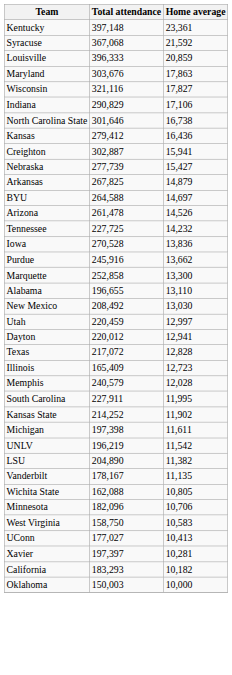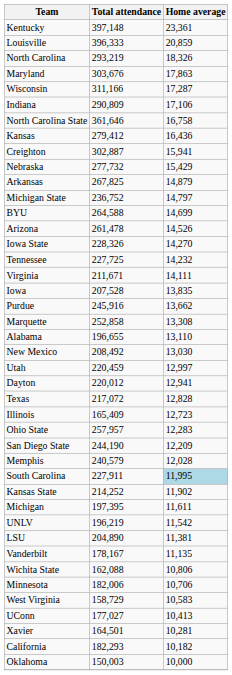- row: (24, 43)
+ row: (36, 58)
(108, 89) 321,116 -> (108, 89) 311,166
(179, 89) 17,827 -> (179, 89) 17,287
(108, 105) 290,829 -> (108, 105) 290,809
(108, 120) 301,646 -> (108, 120) 361,646
(179, 120) 16,738 -> (179, 120) 16,758
(108, 167) 277,739 -> (108, 167) 277,732
(179, 167) 15,427 -> (179, 167) 15,429
+ row: (36, 197)
(179, 197) 14,697 -> (179, 213) 14,699
+ row: (27, 244)
+ row: (22, 275)
(108, 244) 270,528 -> (108, 290) 207,528
(179, 244) 13,836 -> (179, 290) 13,835
(179, 275) 13,300 -> (179, 321) 13,308
+ row: (27, 430)
+ row: (38, 445)
(179, 399) no background -> (179, 476) lightblue background
(108, 430) 197,398 -> (108, 507) 197,395
(179, 461) 11,382 -> (179, 538) 11,381
(179, 492) 10,805 -> (179, 569) 10,806
(108, 507) 182,096 -> (108, 584) 182,006
(108, 523) 158,750 -> (108, 600) 158,729
(108, 553) 197,397 -> (108, 631) 164,501
(108, 569) 183,293 -> (108, 646) 182,293
